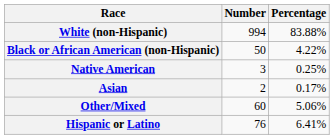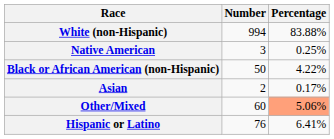rows swapped: (113, 50) <-> (113, 69)
(311, 106) no background -> (311, 106) lightsalmon background
